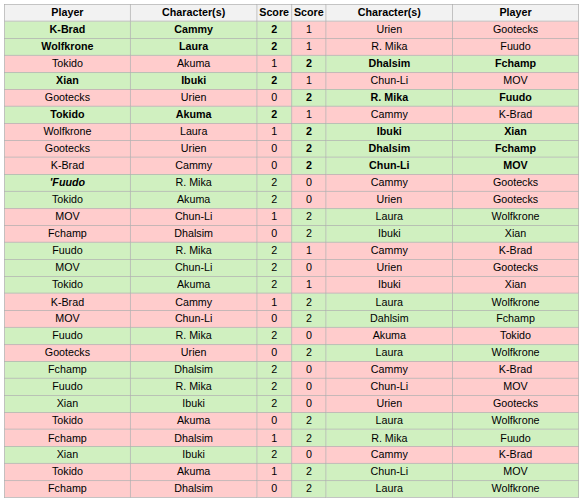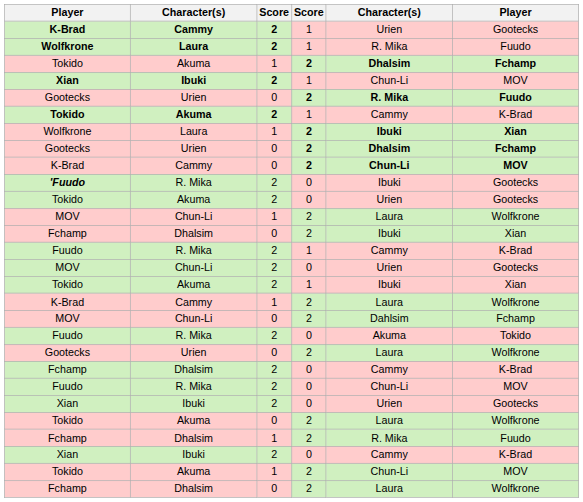(389, 183) Cammy -> (389, 183) Ibuki
